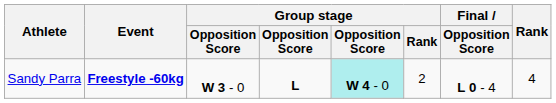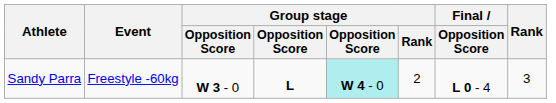(136, 79) bold -> (133, 79) normal
(532, 79) 4 -> (527, 79) 3
